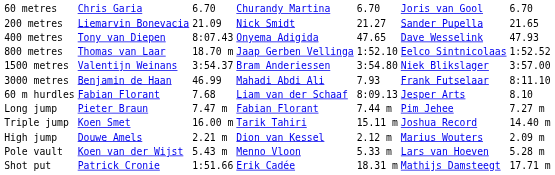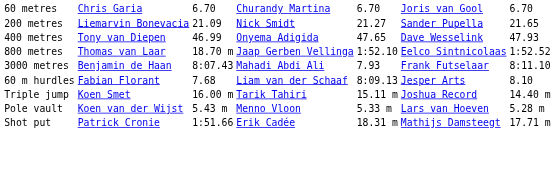(213, 37) 8:07.43 -> (207, 37) 46.99
- row: (37, 66)
(207, 80) 46.99 -> (213, 66) 8:07.43
- row: (31, 109)
- row: (31, 137)
